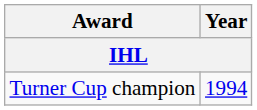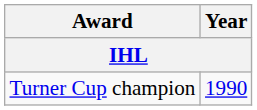(226, 88) 1994 -> (226, 88) 1990
